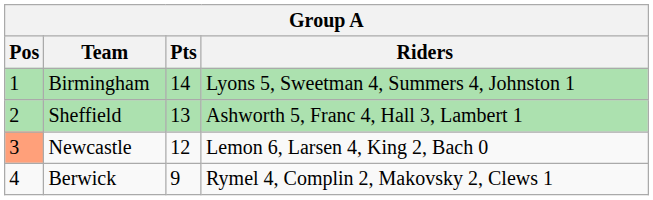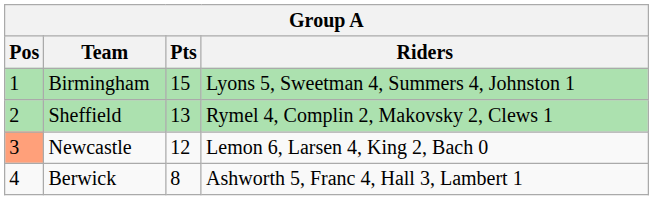(180, 83) 14 -> (180, 83) 15
(364, 115) Ashworth 5, Franc 4, Hall 3, Lambert 1 -> (380, 115) Rymel 4, Complin 2, Makovsky 2, Clews 1
(175, 178) 9 -> (175, 178) 8
(380, 178) Rymel 4, Complin 2, Makovsky 2, Clews 1 -> (364, 178) Ashworth 5, Franc 4, Hall 3, Lambert 1
